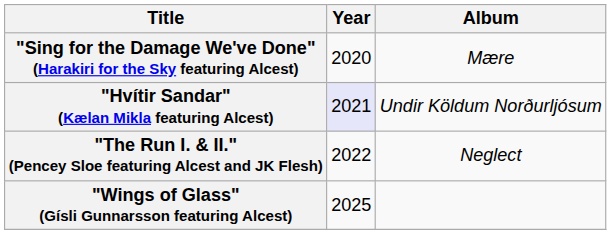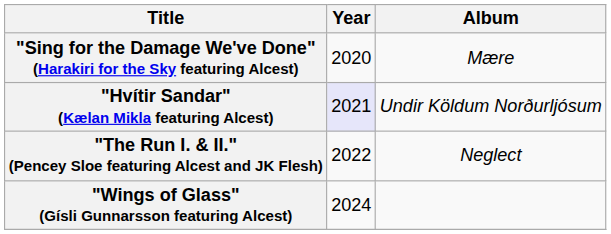(351, 204) 2025 -> (351, 204) 2024
